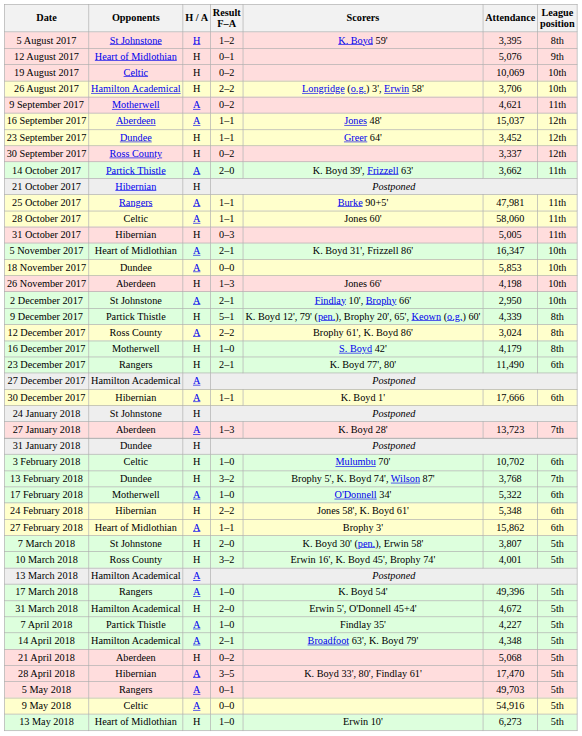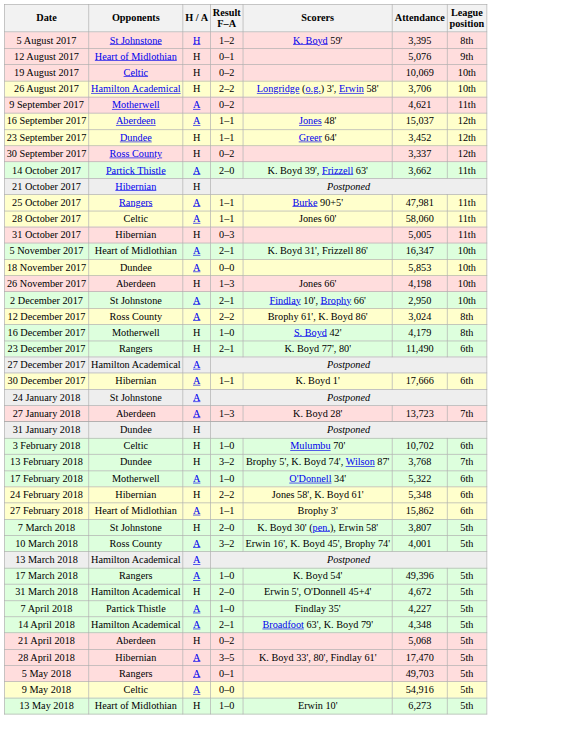- row: (46, 316)
(197, 413) H -> (197, 397) A
(197, 560) H -> (197, 543) A
